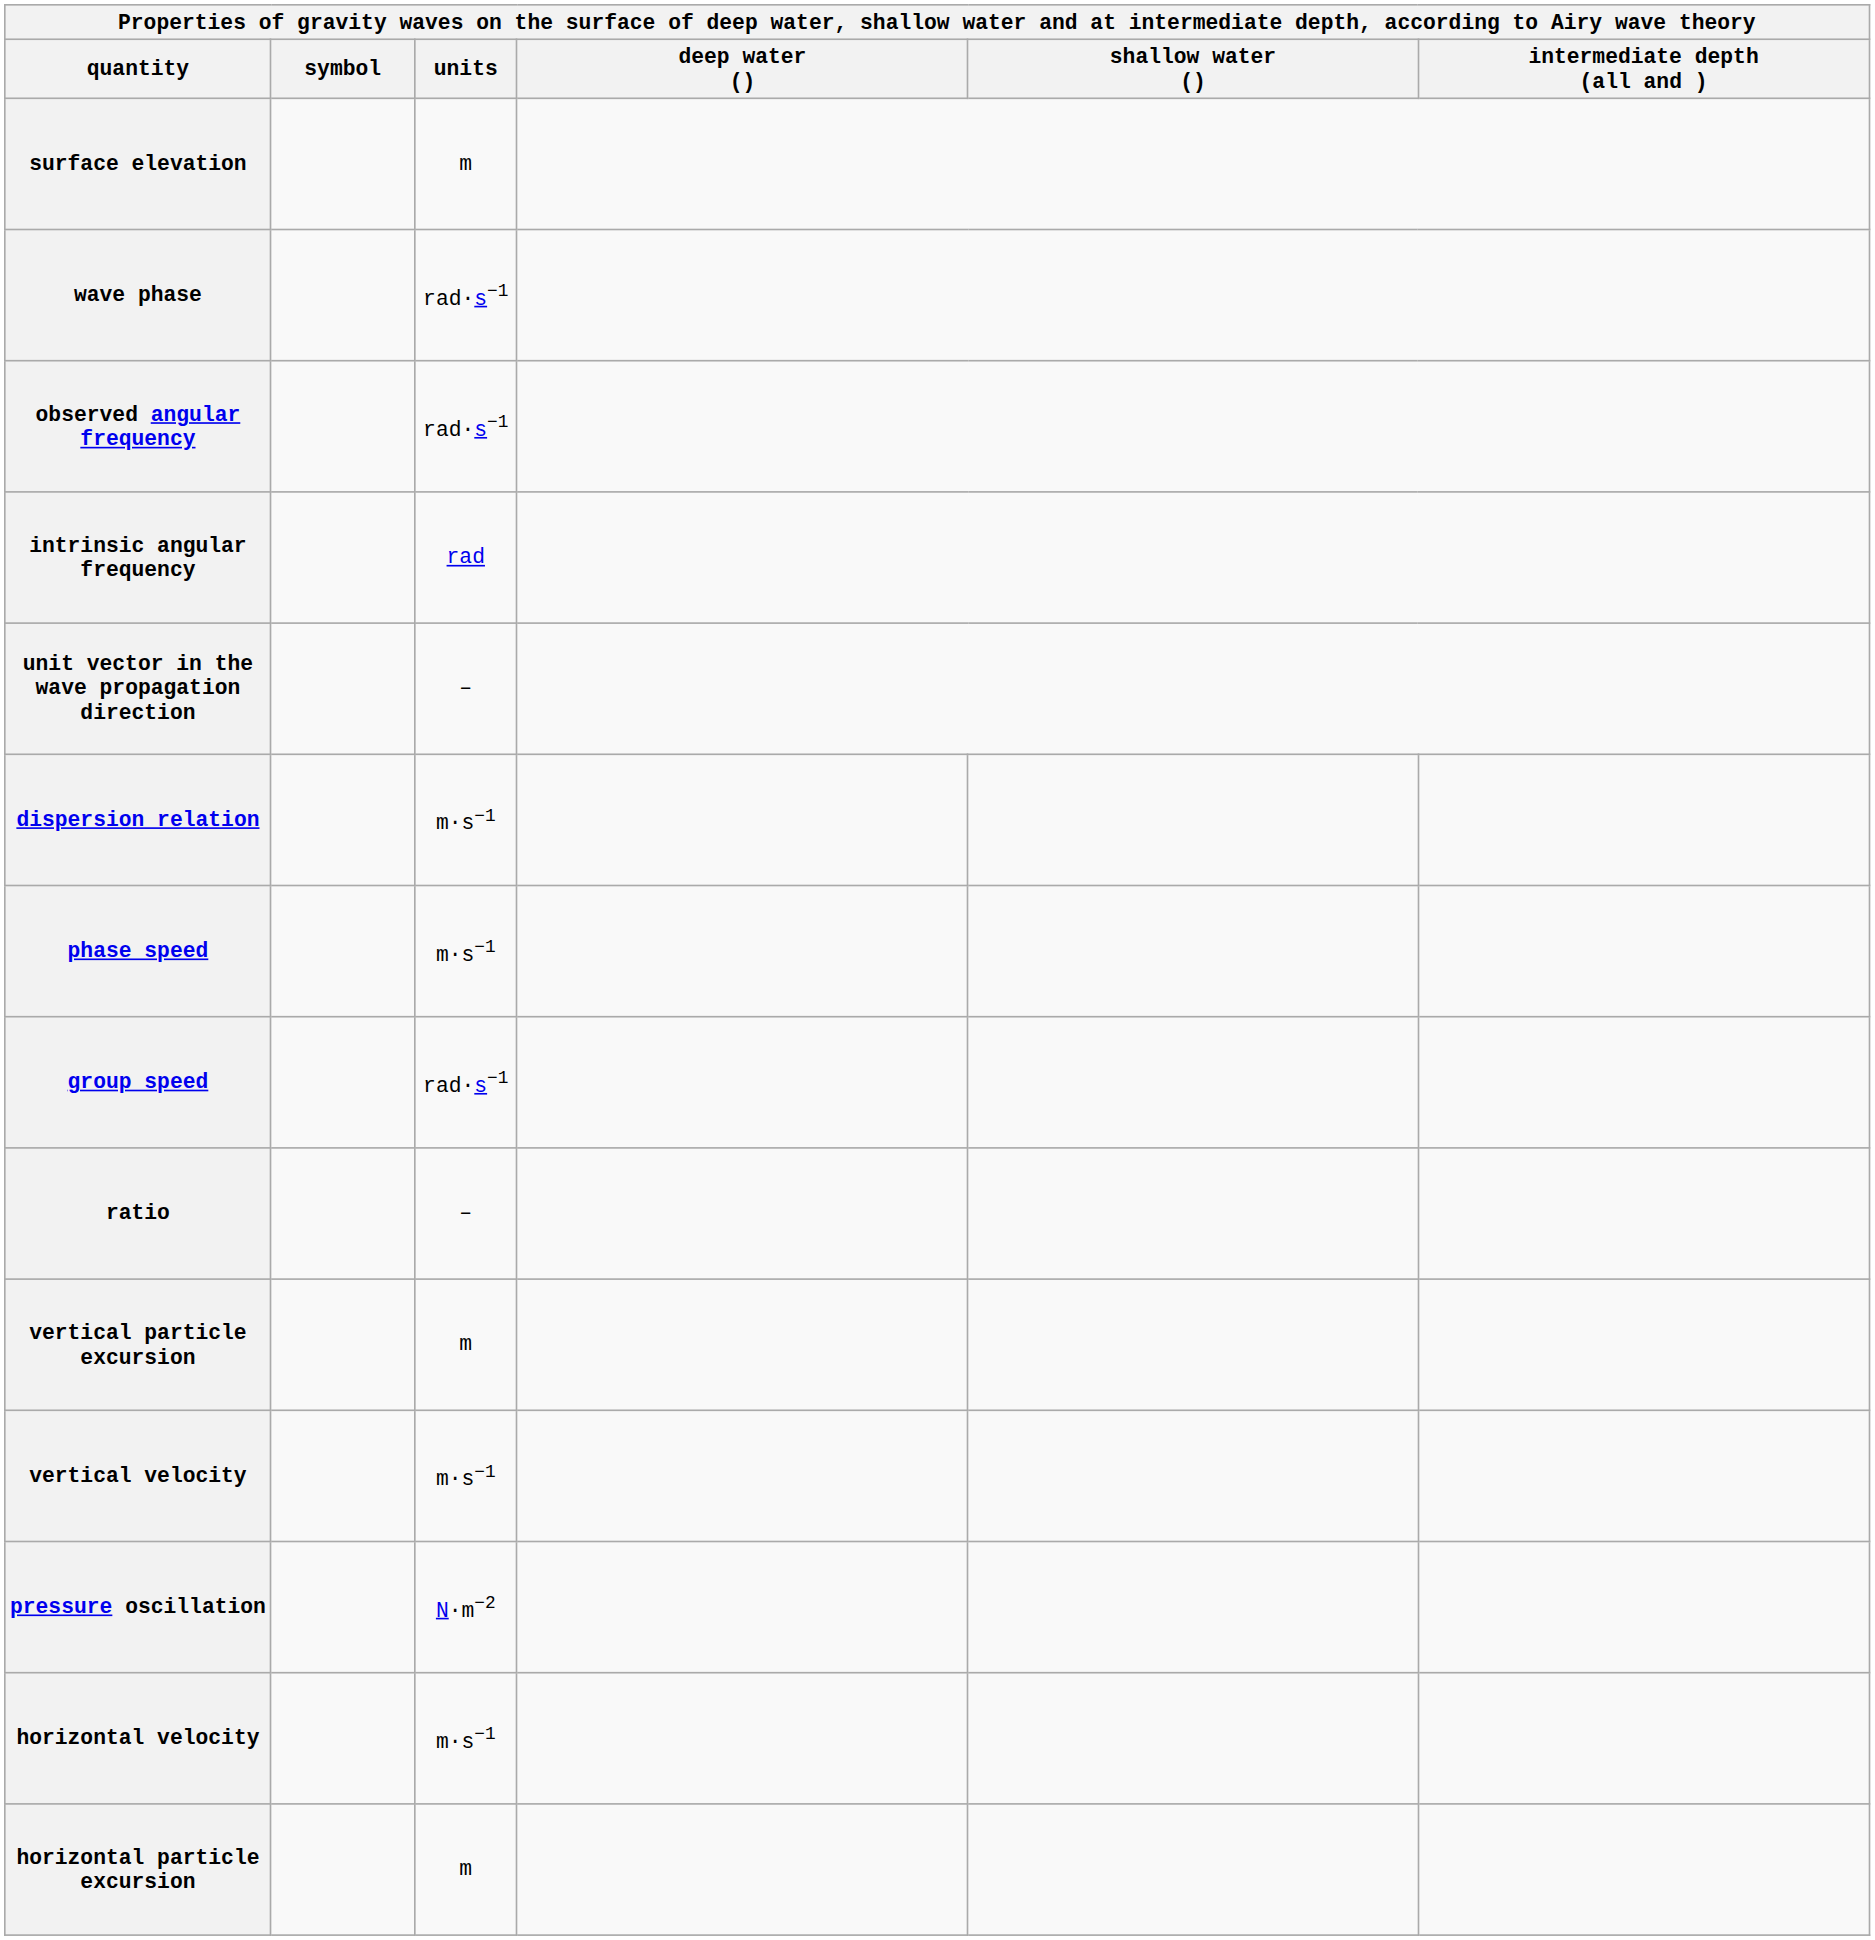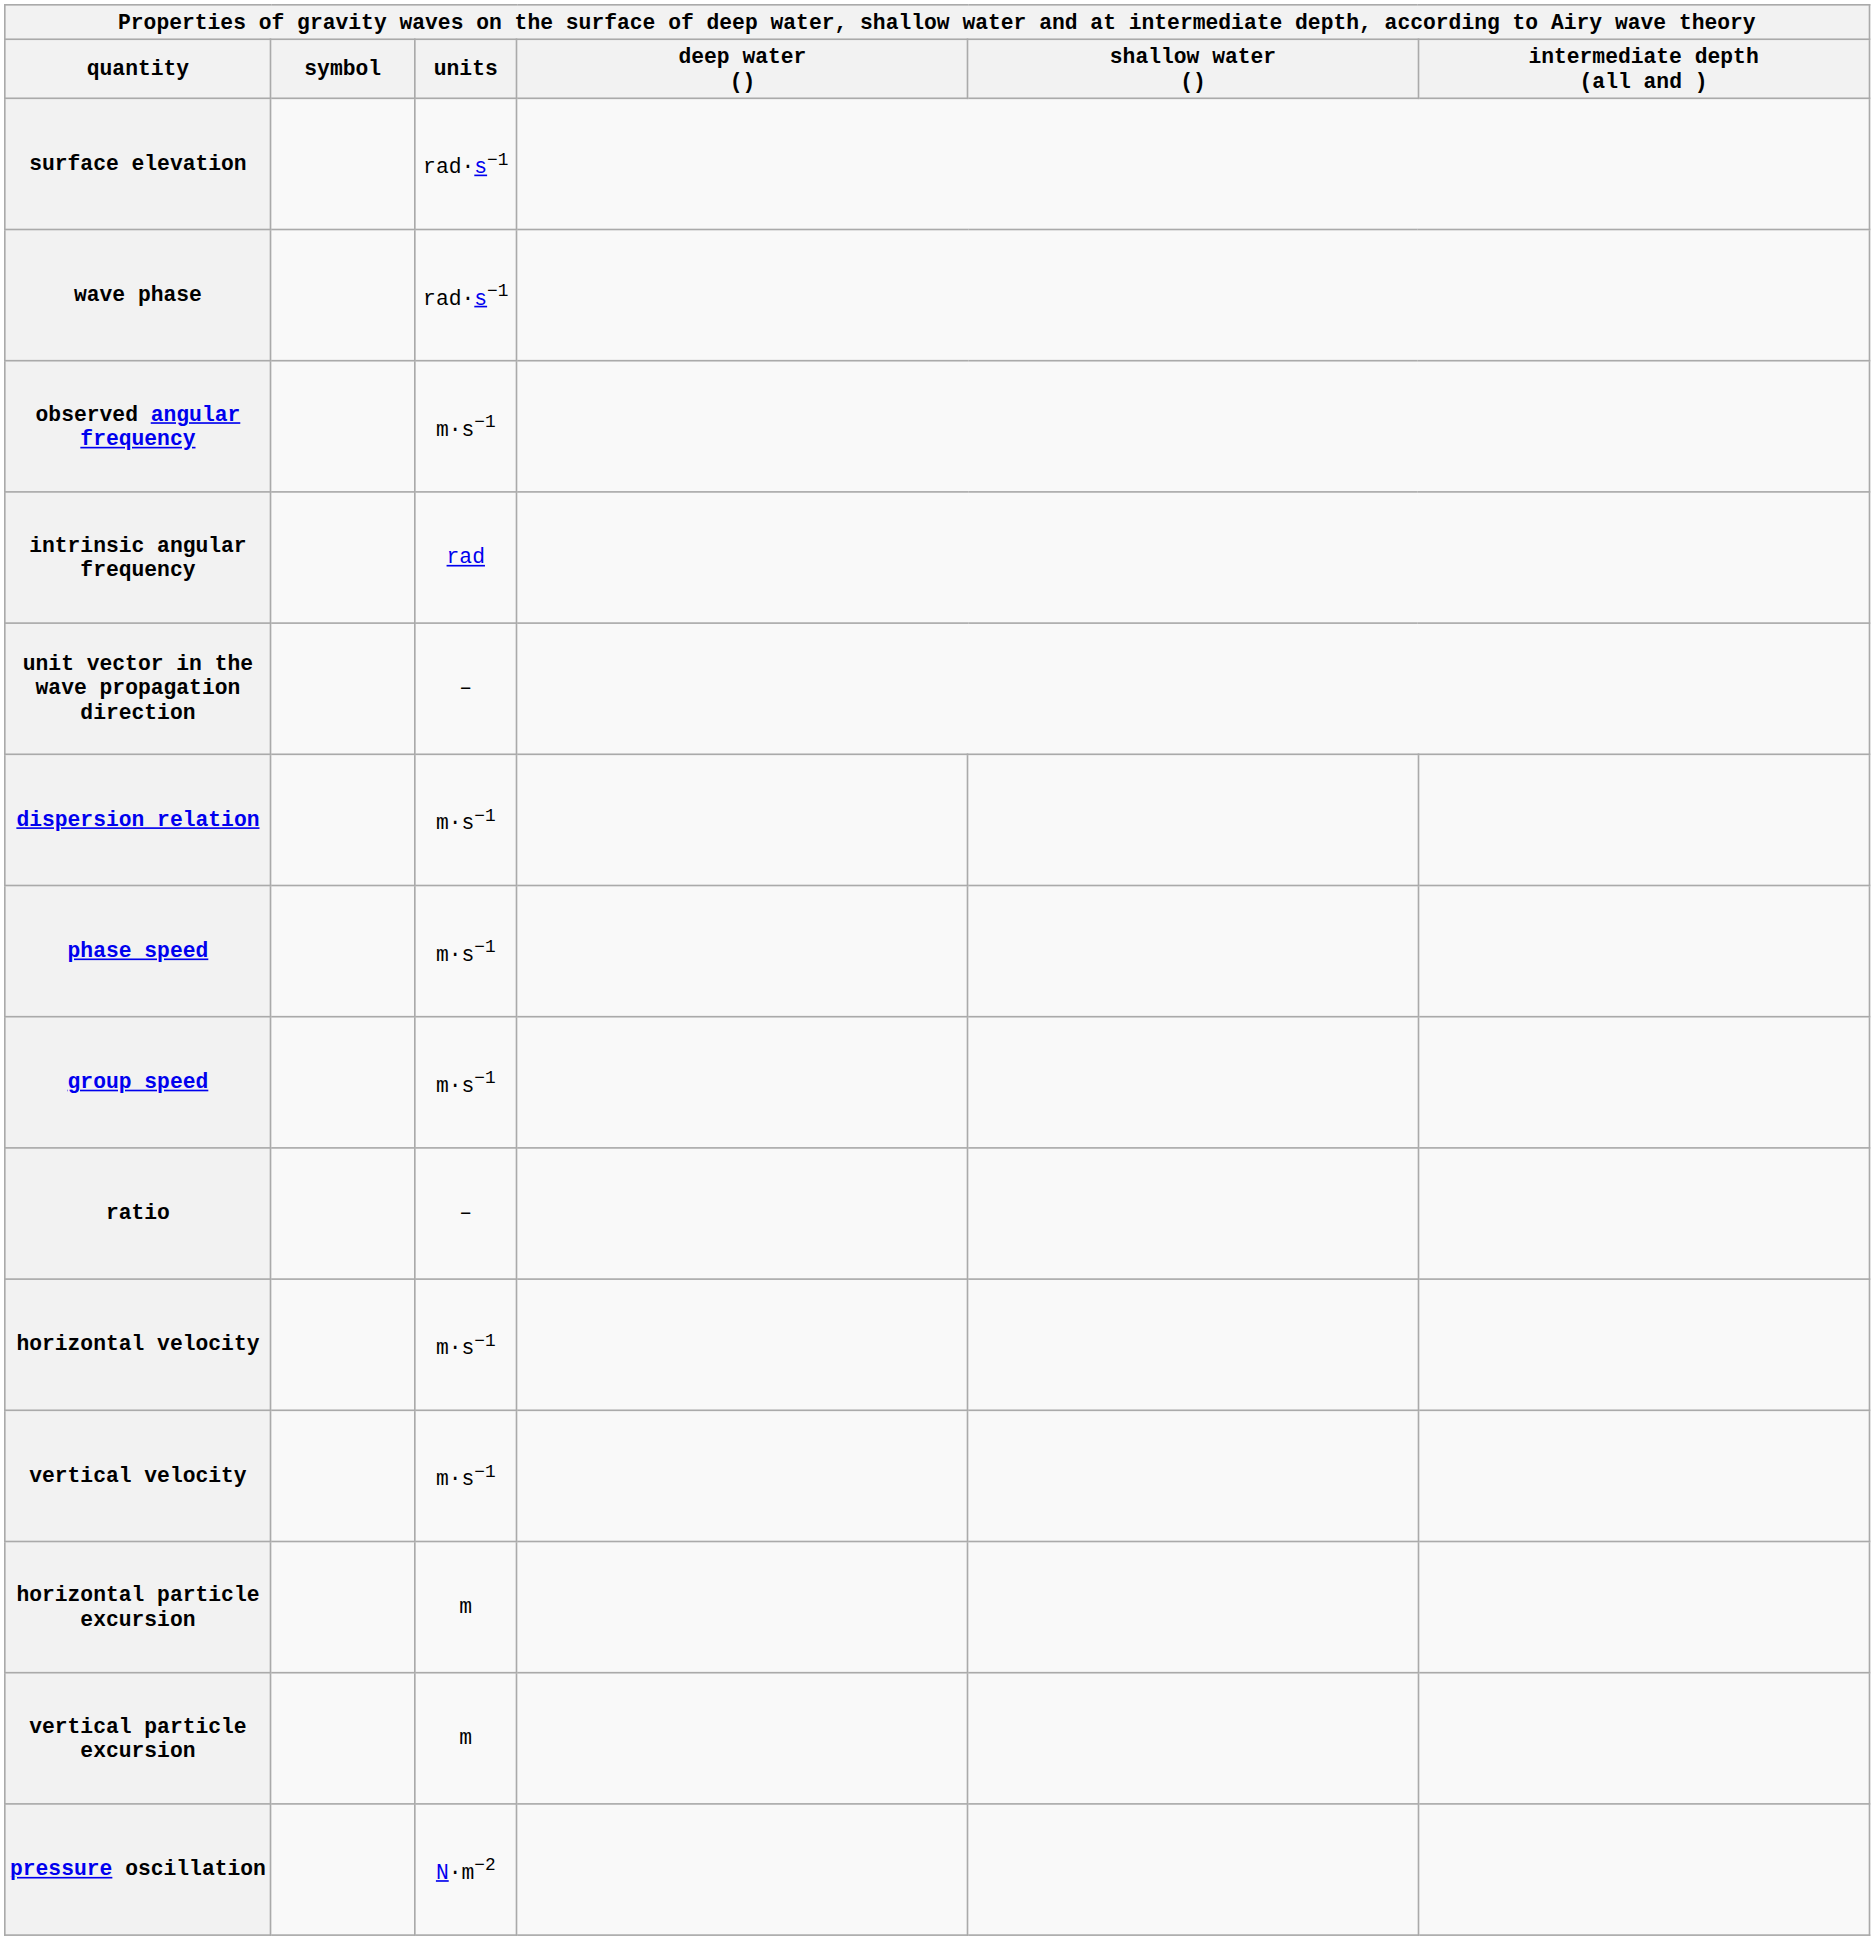(466, 165) m -> (466, 165) rad·s−1
(466, 427) rad·s−1 -> (466, 427) m·s−1
(466, 1083) rad·s−1 -> (466, 1083) m·s−1
rows swapped: (138, 1739) <-> (138, 1345)
rows swapped: (138, 1870) <-> (138, 1608)
